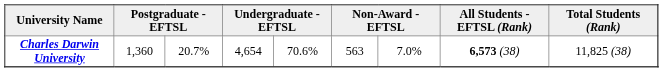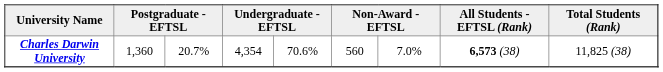(248, 51) 4,654 -> (248, 51) 4,354
(355, 51) 563 -> (355, 51) 560
